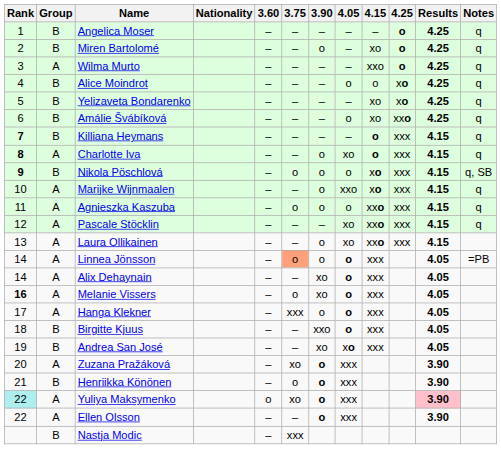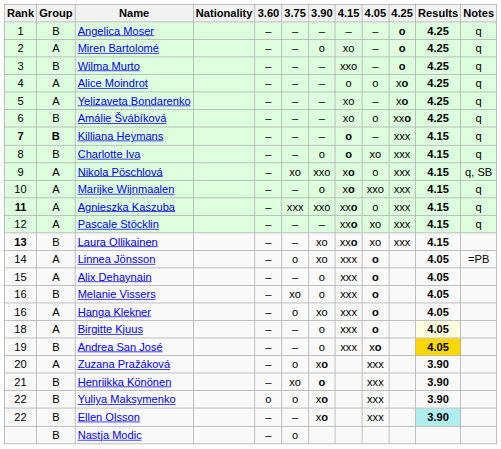columns swapped: (349, 13) <-> (375, 13)
(56, 48) B -> (56, 48) A
(56, 66) A -> (56, 66) B
(56, 84) B -> (56, 84) A
(56, 101) B -> (56, 101) A
(56, 136) normal -> (56, 136) bold
(20, 154) bold -> (20, 154) normal
(56, 154) A -> (56, 154) B
(20, 171) bold -> (20, 171) normal
(56, 171) B -> (56, 171) A
(295, 171) o -> (295, 171) xo
(322, 171) o -> (322, 171) xxo
(20, 207) normal -> (20, 207) bold
(295, 207) o -> (295, 207) xxx
(322, 207) o -> (322, 207) xxo
(20, 242) normal -> (20, 242) bold
(56, 242) A -> (56, 242) B
(322, 242) o -> (322, 242) xo
(295, 259) lightsalmon background -> (295, 259) no background
(322, 259) o -> (322, 259) xo
(20, 277) 14 -> (20, 277) 15
(322, 277) xo -> (322, 277) o
(20, 294) bold -> (20, 294) normal
(56, 294) A -> (56, 294) B
(295, 294) o -> (295, 294) xo
(322, 294) xo -> (322, 294) o
(20, 312) 17 -> (20, 312) 16
(295, 312) xxx -> (295, 312) o
(322, 312) o -> (322, 312) xo
(56, 330) B -> (56, 330) A
(322, 330) xxo -> (322, 330) o
(438, 330) no background -> (438, 330) lightyellow background
(322, 347) xo -> (322, 347) o
(438, 347) no background -> (438, 347) gold background
(295, 365) xo -> (295, 365) o
(322, 365) o -> (322, 365) xo
(295, 382) o -> (295, 382) xo
(20, 400) paleturquoise background -> (20, 400) no background
(56, 400) A -> (56, 400) B
(295, 400) xo -> (295, 400) o
(322, 400) o -> (322, 400) xo
(438, 400) pink background -> (438, 400) no background
(56, 417) A -> (56, 417) B
(322, 417) o -> (322, 417) xo
(438, 417) no background -> (438, 417) paleturquoise background
(295, 435) xxx -> (295, 435) o
